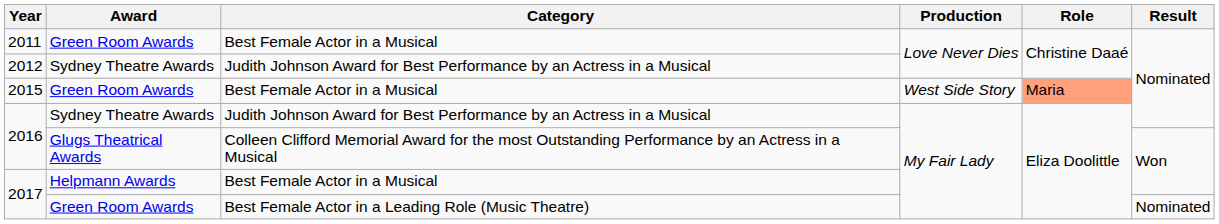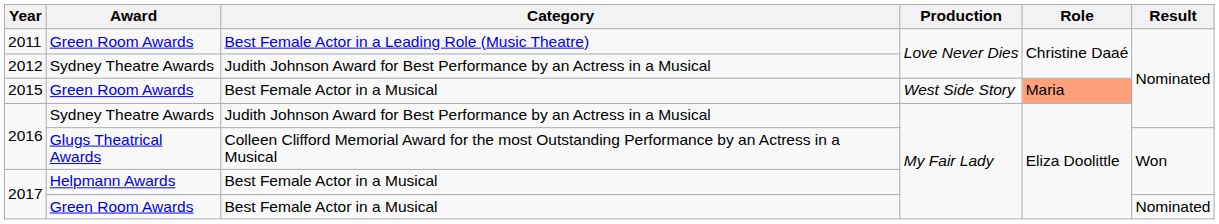(331, 41) Best Female Actor in a Musical -> (407, 41) Best Female Actor in a Leading Role (Music Theatre)
(407, 206) Best Female Actor in a Leading Role (Music Theatre) -> (331, 206) Best Female Actor in a Musical
